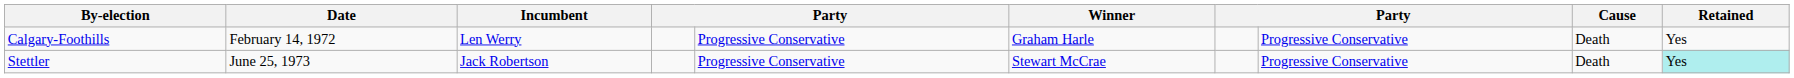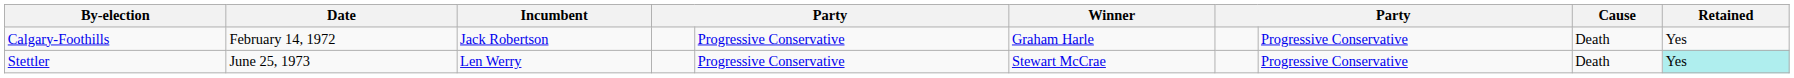(491, 38) Len Werry -> (504, 38) Jack Robertson
(504, 61) Jack Robertson -> (491, 61) Len Werry
